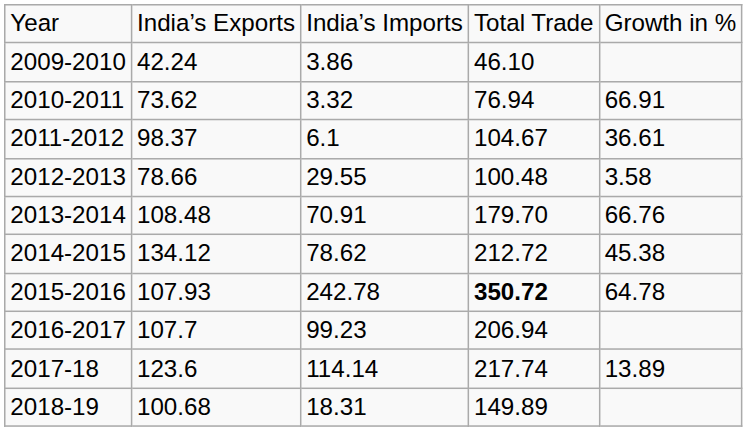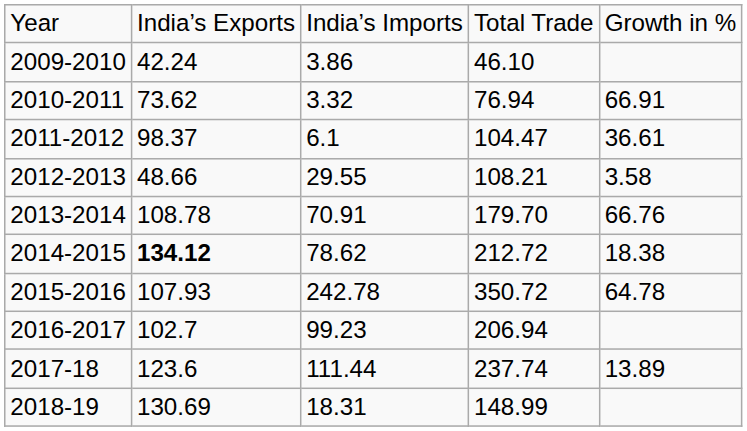(511, 138) 104.67 -> (511, 138) 104.47
(167, 176) 78.66 -> (167, 176) 48.66
(511, 176) 100.48 -> (511, 176) 108.21
(174, 215) 108.48 -> (174, 215) 108.78
(174, 253) normal -> (174, 253) bold
(635, 253) 45.38 -> (635, 253) 18.38
(511, 291) bold -> (511, 291) normal
(167, 330) 107.7 -> (167, 330) 102.7
(342, 368) 114.14 -> (341, 368) 111.44
(511, 368) 217.74 -> (511, 368) 237.74
(174, 406) 100.68 -> (174, 406) 130.69
(511, 406) 149.89 -> (511, 406) 148.99
